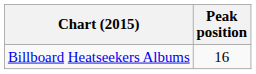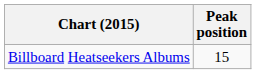(222, 56) 16 -> (222, 56) 15
